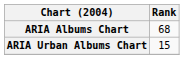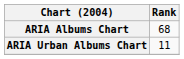(164, 46) 15 -> (164, 46) 11
